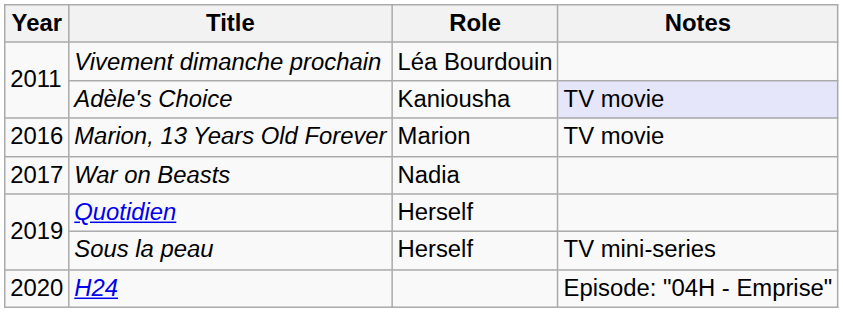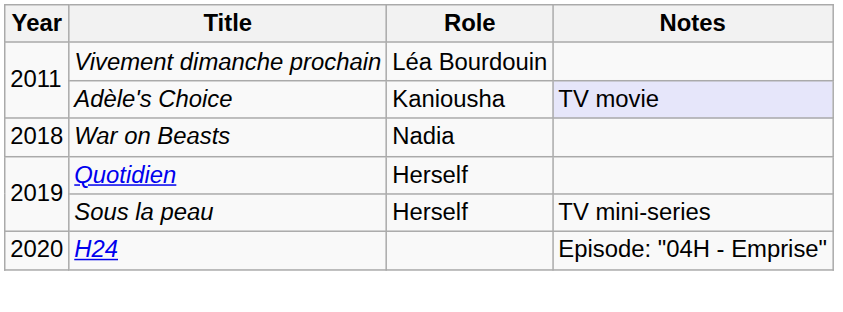- row: (230, 136)
(37, 174) 2017 -> (37, 136) 2018
